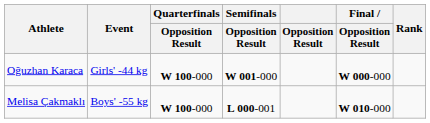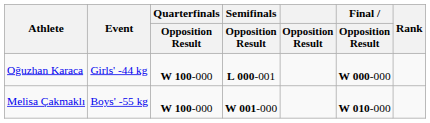(251, 76) W 001-000 -> (251, 76) L 000-001
(251, 109) L 000-001 -> (251, 109) W 001-000
